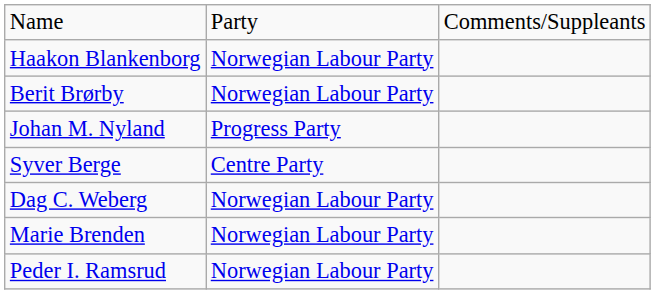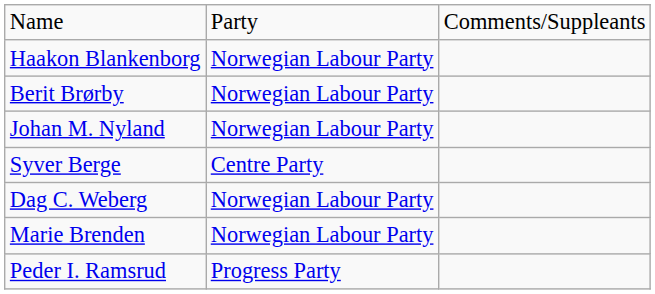(276, 128) Progress Party -> (322, 128) Norwegian Labour Party
(322, 270) Norwegian Labour Party -> (276, 270) Progress Party
